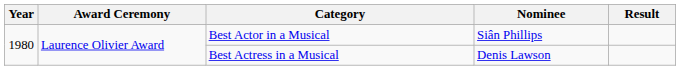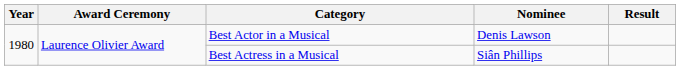(510, 34) Siân Phillips -> (514, 34) Denis Lawson
(514, 55) Denis Lawson -> (510, 55) Siân Phillips
